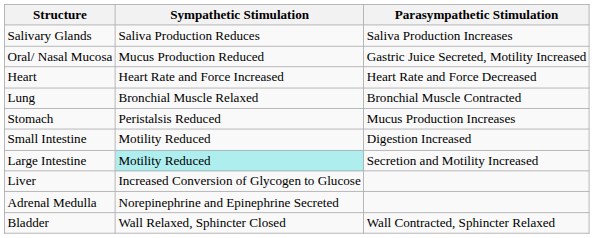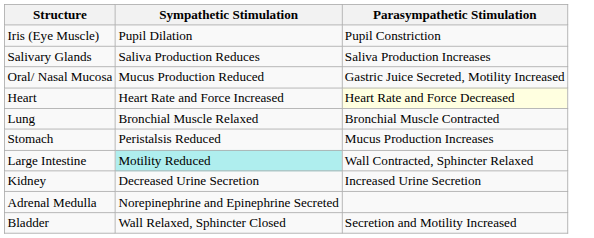+ row: (53, 35)
(452, 77) no background -> (430, 98) lightyellow background
- row: (47, 139)
(453, 160) Secretion and Motility Increased -> (439, 160) Wall Contracted, Sphincter Relaxed
- row: (22, 181)
+ row: (27, 181)
(461, 222) Wall Contracted, Sphincter Relaxed -> (431, 222) Secretion and Motility Increased
